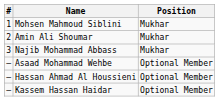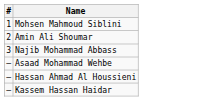- column: (176, 11)
